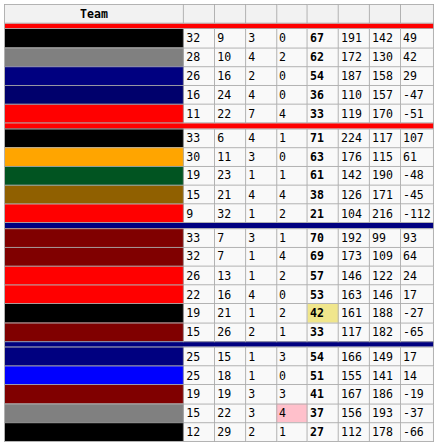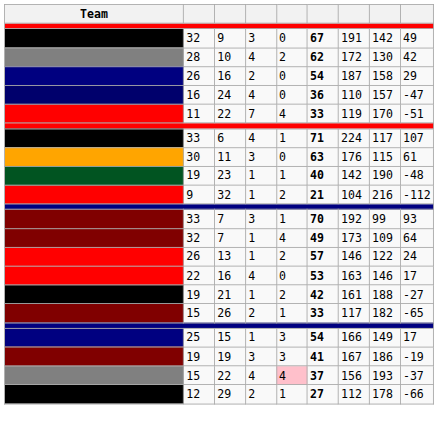(317, 176) 61 -> (317, 176) 40
- row: (193, 195)
(317, 257) 69 -> (317, 238) 49
(317, 313) khaki background -> (317, 294) no background
- row: (193, 375)
(252, 413) 3 -> (252, 375) 4
